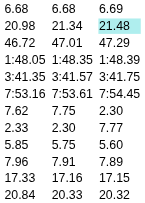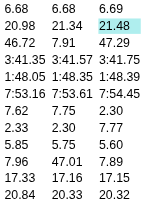(67, 43) 47.01 -> (64, 43) 7.91
rows swapped: (25, 60) <-> (25, 77)
(64, 161) 7.91 -> (67, 161) 47.01
